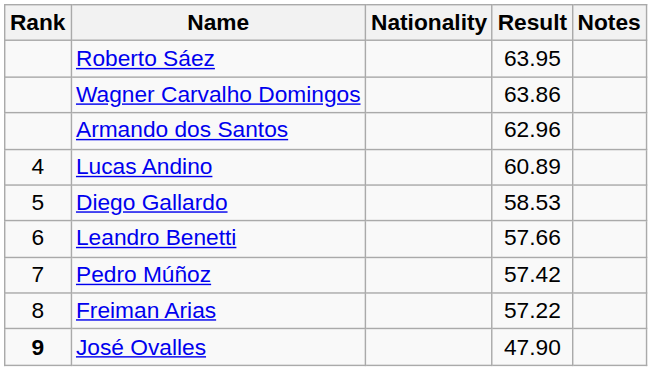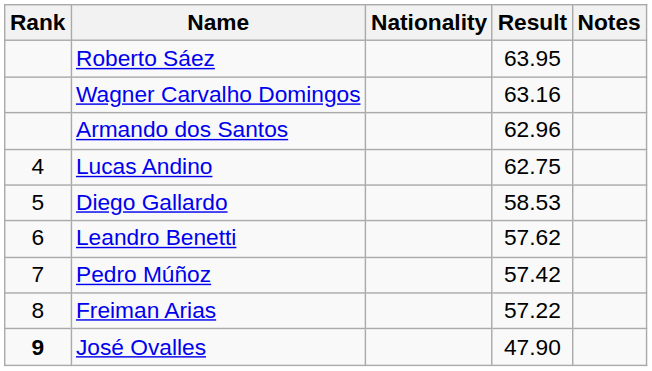(532, 94) 63.86 -> (532, 94) 63.16
(532, 166) 60.89 -> (532, 166) 62.75
(532, 238) 57.66 -> (532, 238) 57.62
